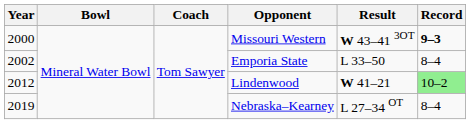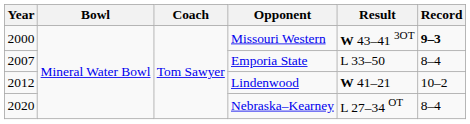(21, 61) 2002 -> (21, 61) 2007
(434, 82) lightgreen background -> (434, 82) no background
(21, 105) 2019 -> (21, 105) 2020
